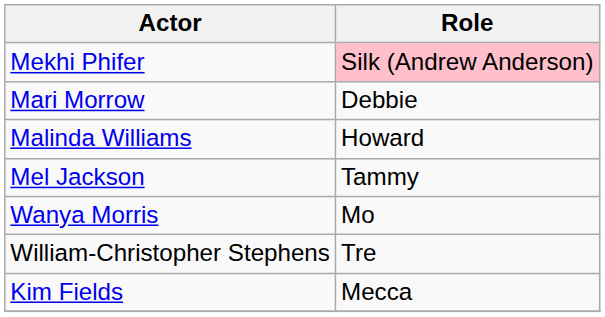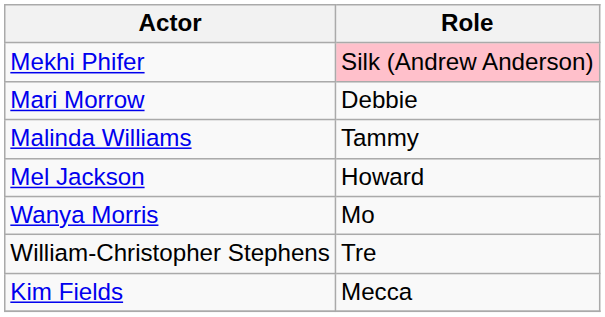(383, 138) Howard -> (380, 138) Tammy
(380, 176) Tammy -> (383, 176) Howard
